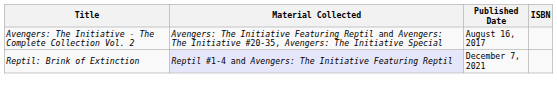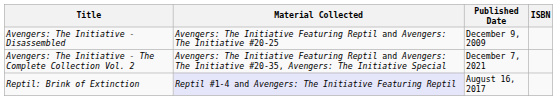+ row: (70, 39)
(490, 39) August 16, 2017 -> (493, 61) December 7, 2021
(493, 61) December 7, 2021 -> (491, 84) August 16, 2017
